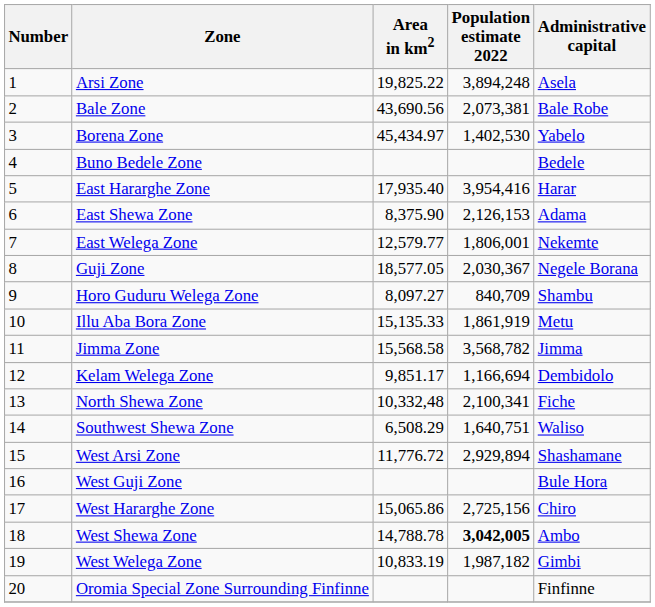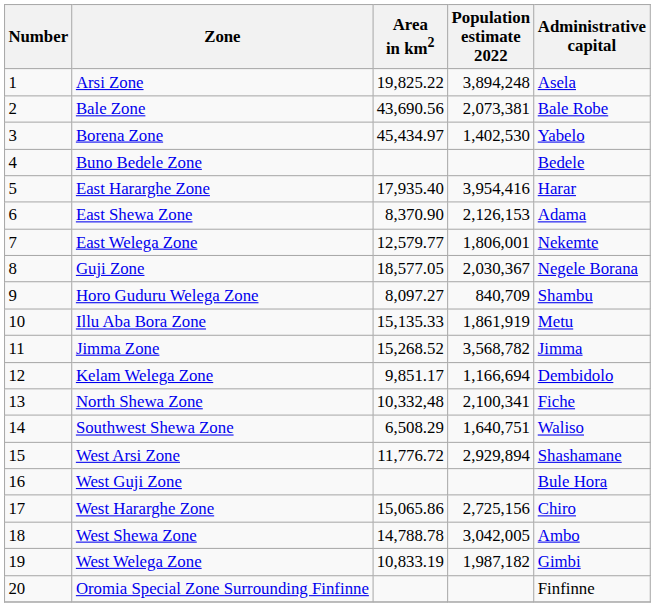(414, 215) 8,375.90 -> (414, 215) 8,370.90
(410, 348) 15,568.58 -> (410, 348) 15,268.52
(496, 535) bold -> (496, 535) normal
